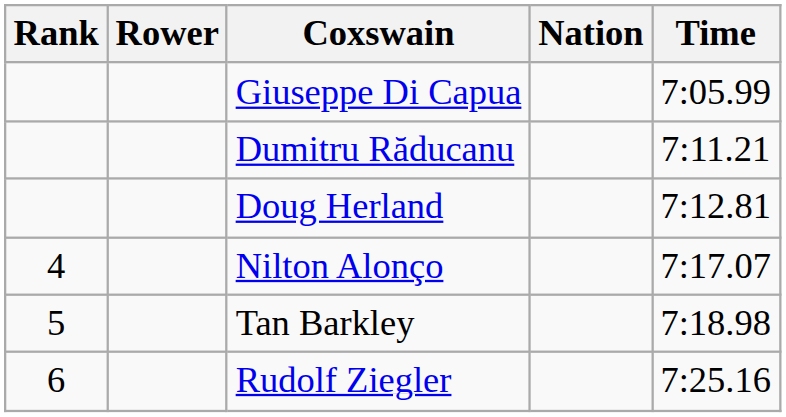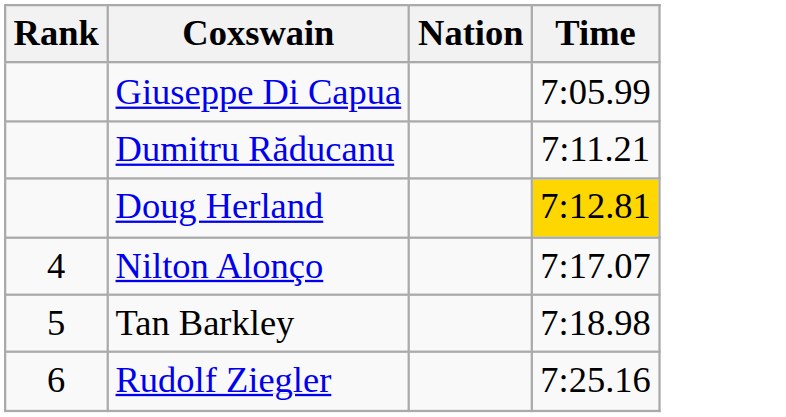- column: (167, 33)
(716, 206) no background -> (596, 206) gold background
